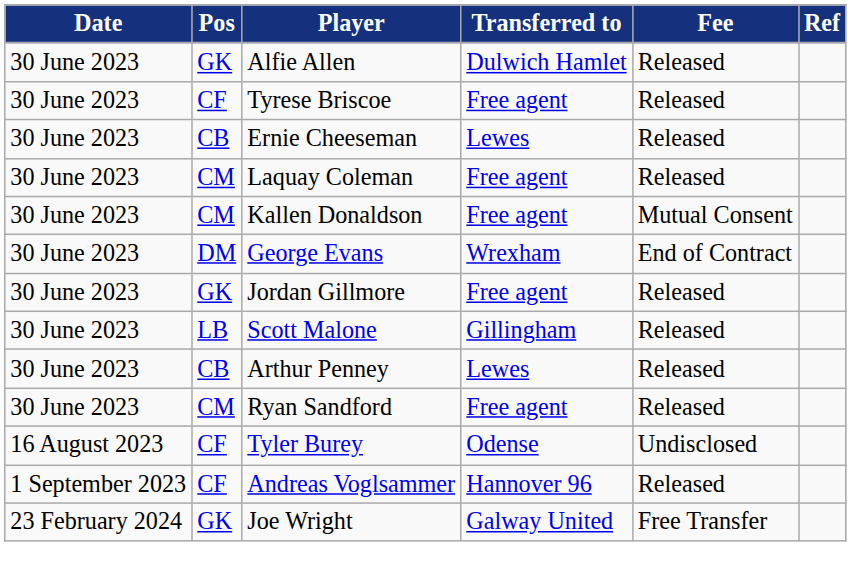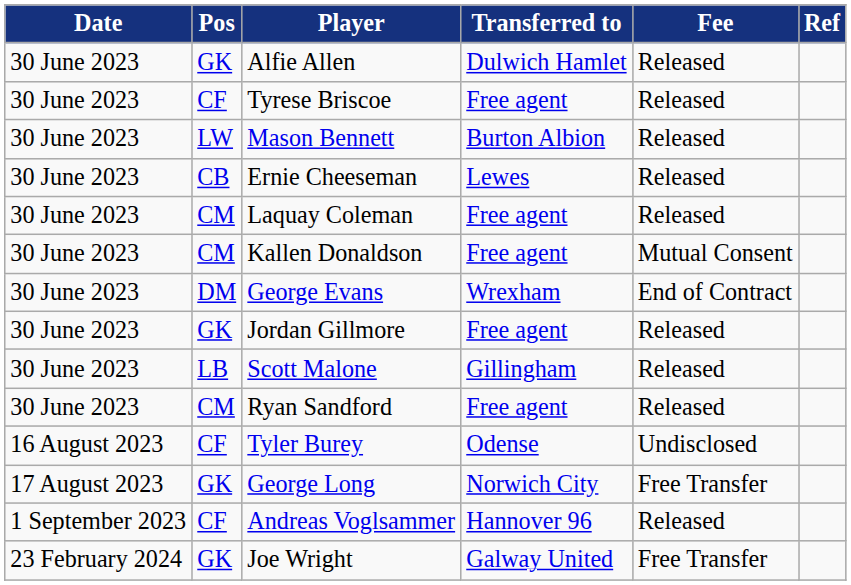+ row: (321, 138)
- row: (318, 368)
+ row: (311, 483)
